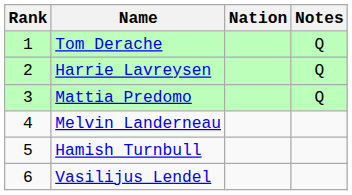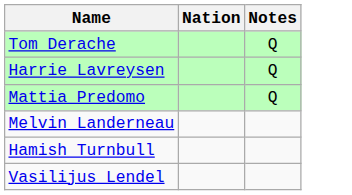- column: (28, 18)
